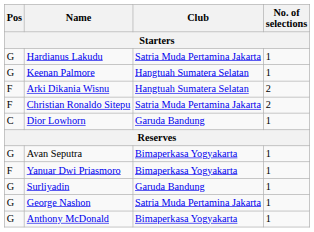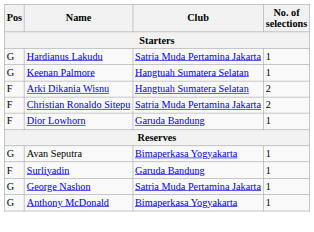(10, 121) C -> (10, 121) F
- row: (74, 170)
(10, 186) G -> (10, 170) F
